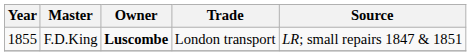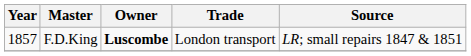(22, 39) 1855 -> (22, 39) 1857
